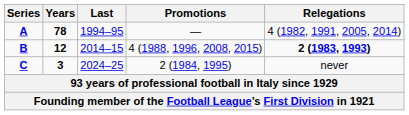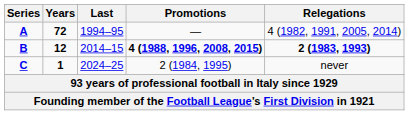(60, 31) 78 -> (60, 31) 72
(195, 49) normal -> (195, 49) bold
(60, 66) 3 -> (60, 66) 1
